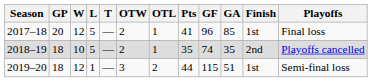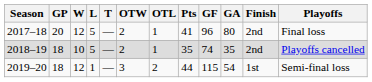(229, 31) 85 -> (229, 31) 80
(252, 31) 1st -> (254, 31) 2nd
(229, 67) 51 -> (229, 67) 54
